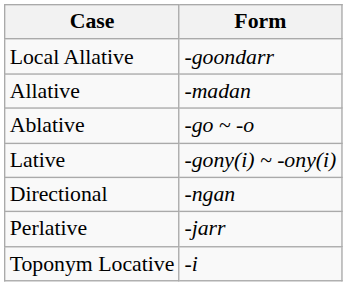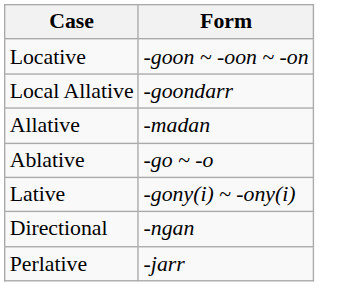+ row: (48, 56)
- row: (92, 263)
